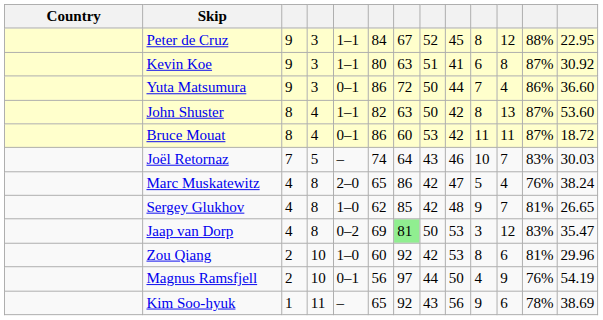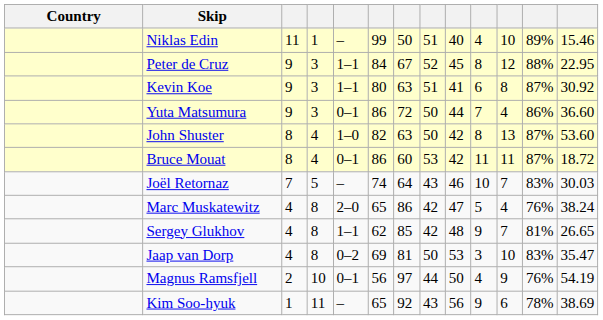+ row: (182, 40)
(348, 111) 1–1 -> (348, 135) 1–0
(348, 207) 1–0 -> (348, 231) 1–1
(405, 231) lightgreen background -> (405, 254) no background
(508, 231) 12 -> (508, 254) 10
- row: (179, 254)
